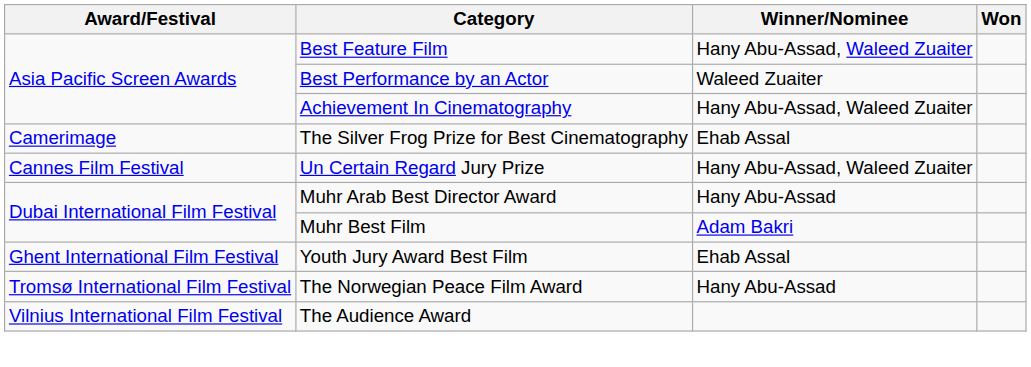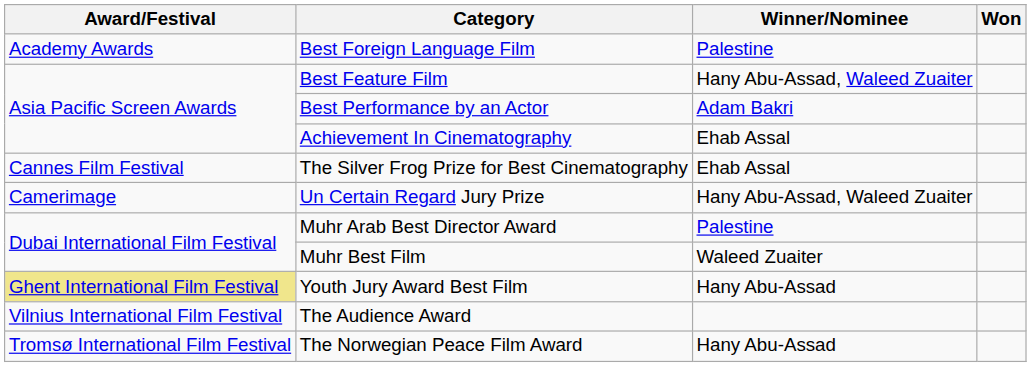+ row: (417, 49)
(760, 78) Waleed Zuaiter -> (745, 108) Adam Bakri
(835, 108) Hany Abu-Assad, Waleed Zuaiter -> (743, 138) Ehab Assal
(62, 138) Camerimage -> (96, 167) Cannes Film Festival
(96, 167) Cannes Film Festival -> (62, 197) Camerimage
(766, 197) Hany Abu-Assad -> (735, 227) Palestine
(745, 227) Adam Bakri -> (760, 256) Waleed Zuaiter
(144, 256) no background -> (144, 286) khaki background
(743, 256) Ehab Assal -> (766, 286) Hany Abu-Assad
rows swapped: (385, 316) <-> (441, 286)
